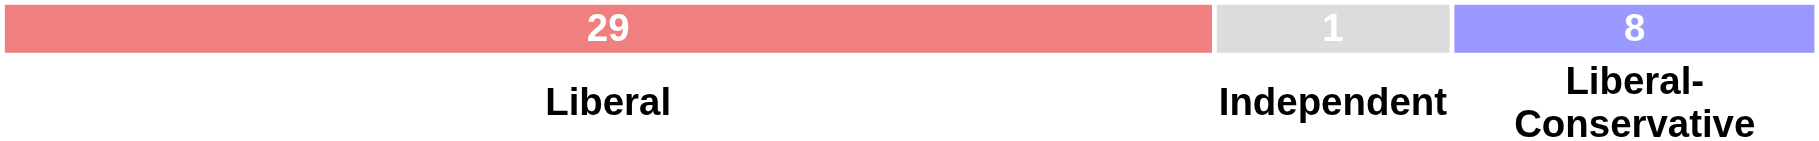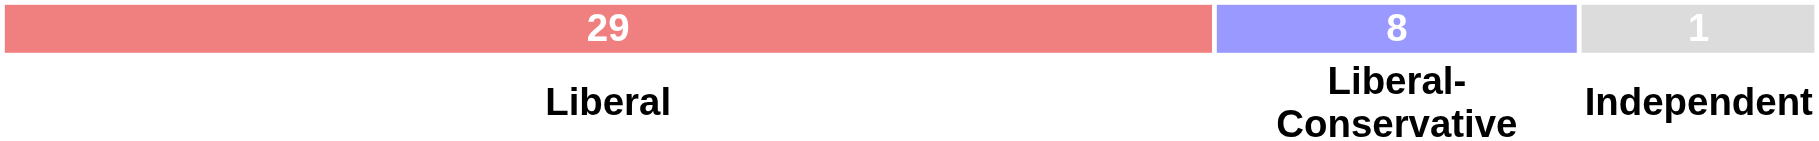columns swapped: (1635, 28) <-> (1333, 28)
